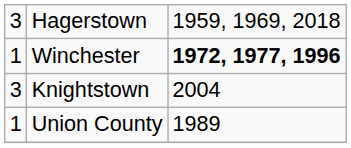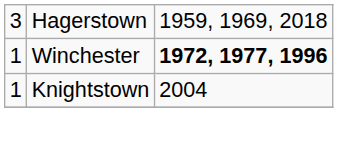(16, 90) 3 -> (16, 90) 1
- row: (97, 124)
